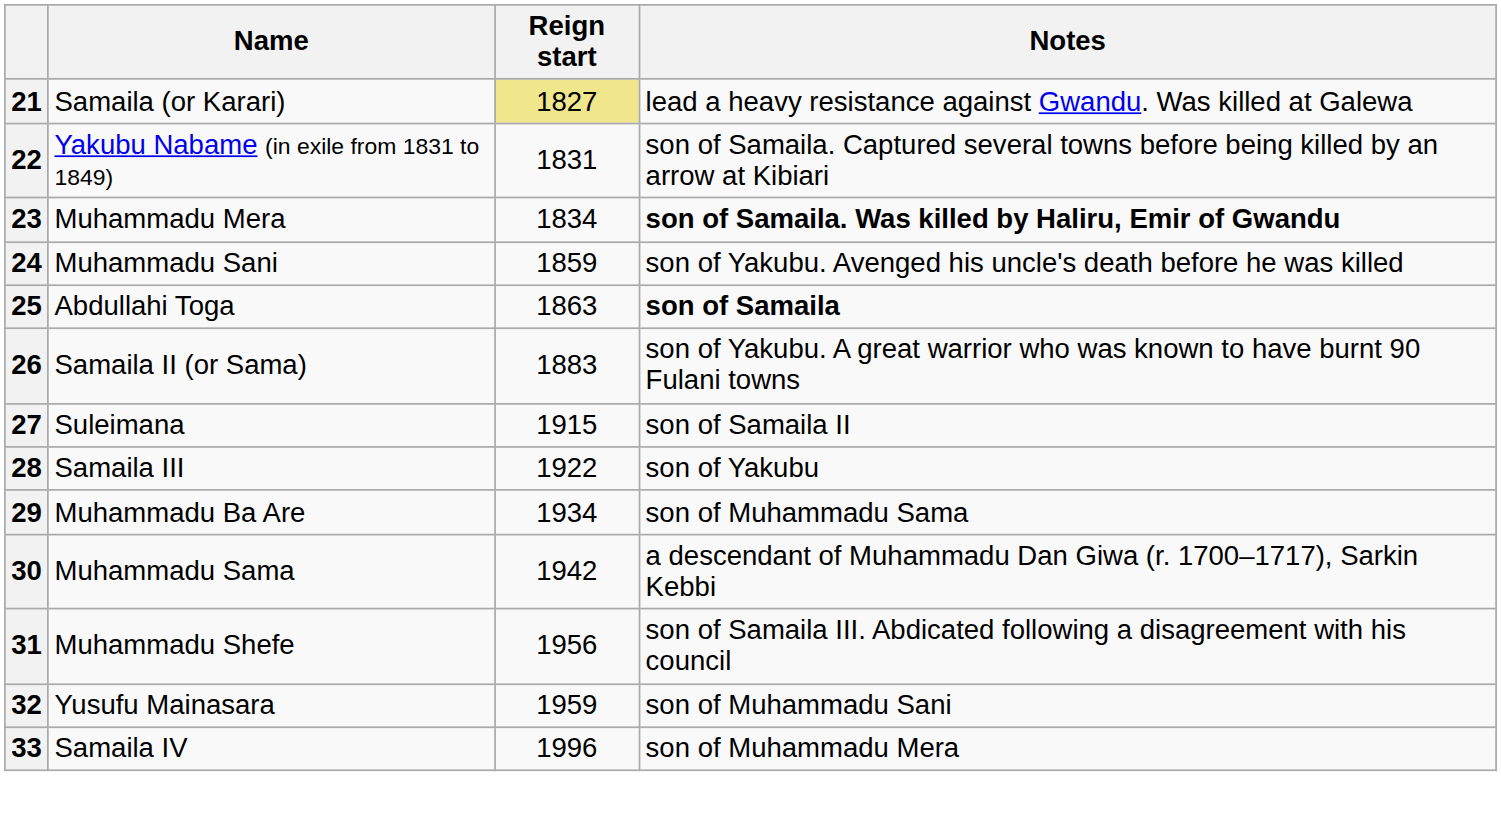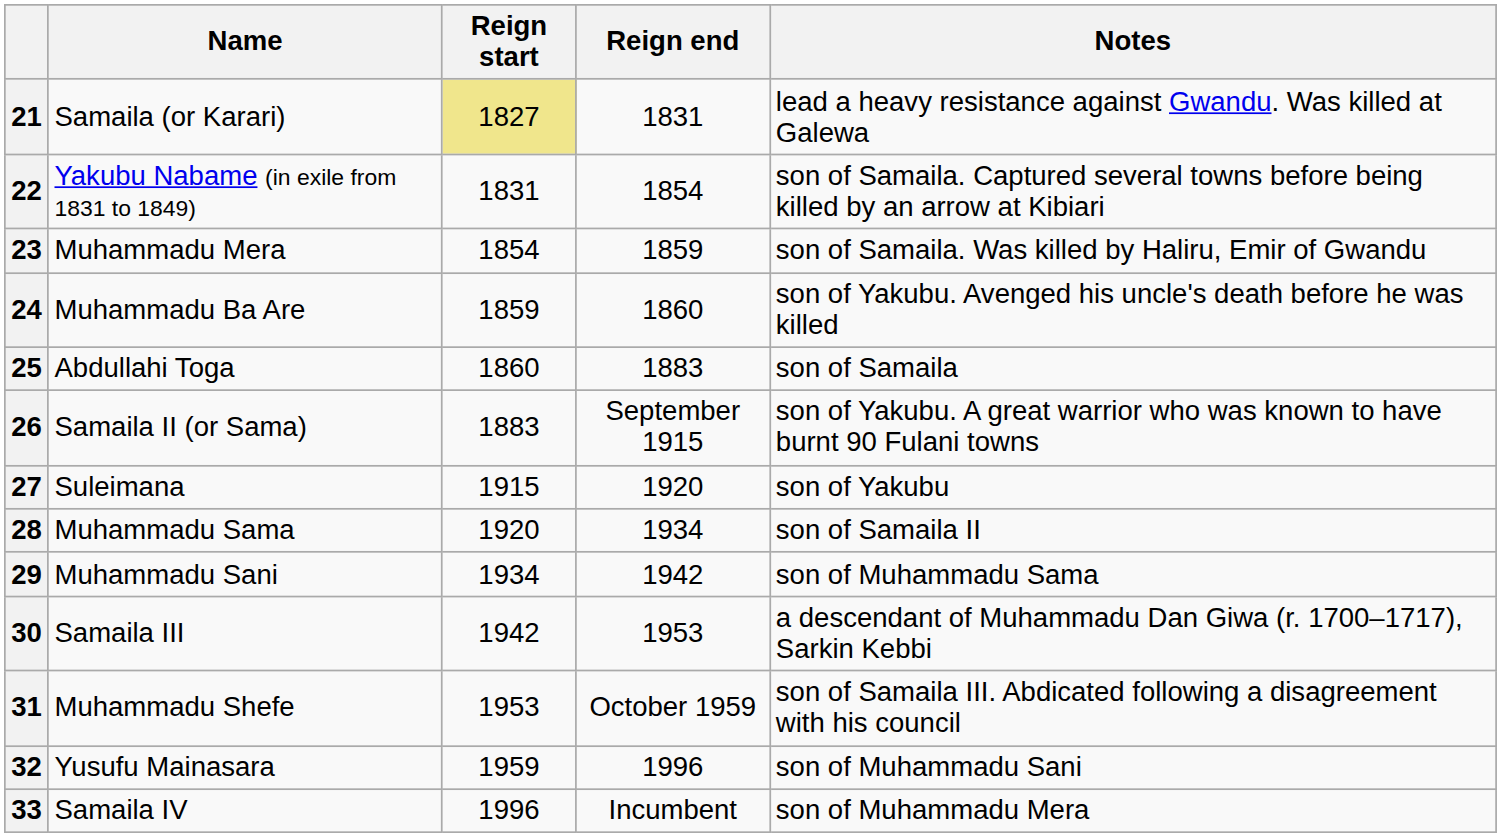+ column: (673, 41)
(567, 219) 1834 -> (509, 250) 1854
(993, 219) bold -> (1101, 250) normal
(166, 262) Muhammadu Sani -> (180, 309) Muhammadu Ba Are
(567, 306) 1863 -> (509, 368) 1860
(743, 306) bold -> (867, 368) normal
(748, 424) son of Samaila II -> (863, 486) son of Yakubu
(120, 468) Samaila III -> (175, 530) Muhammadu Sama
(567, 468) 1922 -> (509, 530) 1920
(732, 468) son of Yakubu -> (878, 530) son of Samaila II
(180, 512) Muhammadu Ba Are -> (166, 573) Muhammadu Sani
(175, 571) Muhammadu Sama -> (120, 633) Samaila III
(567, 645) 1956 -> (509, 707) 1953
